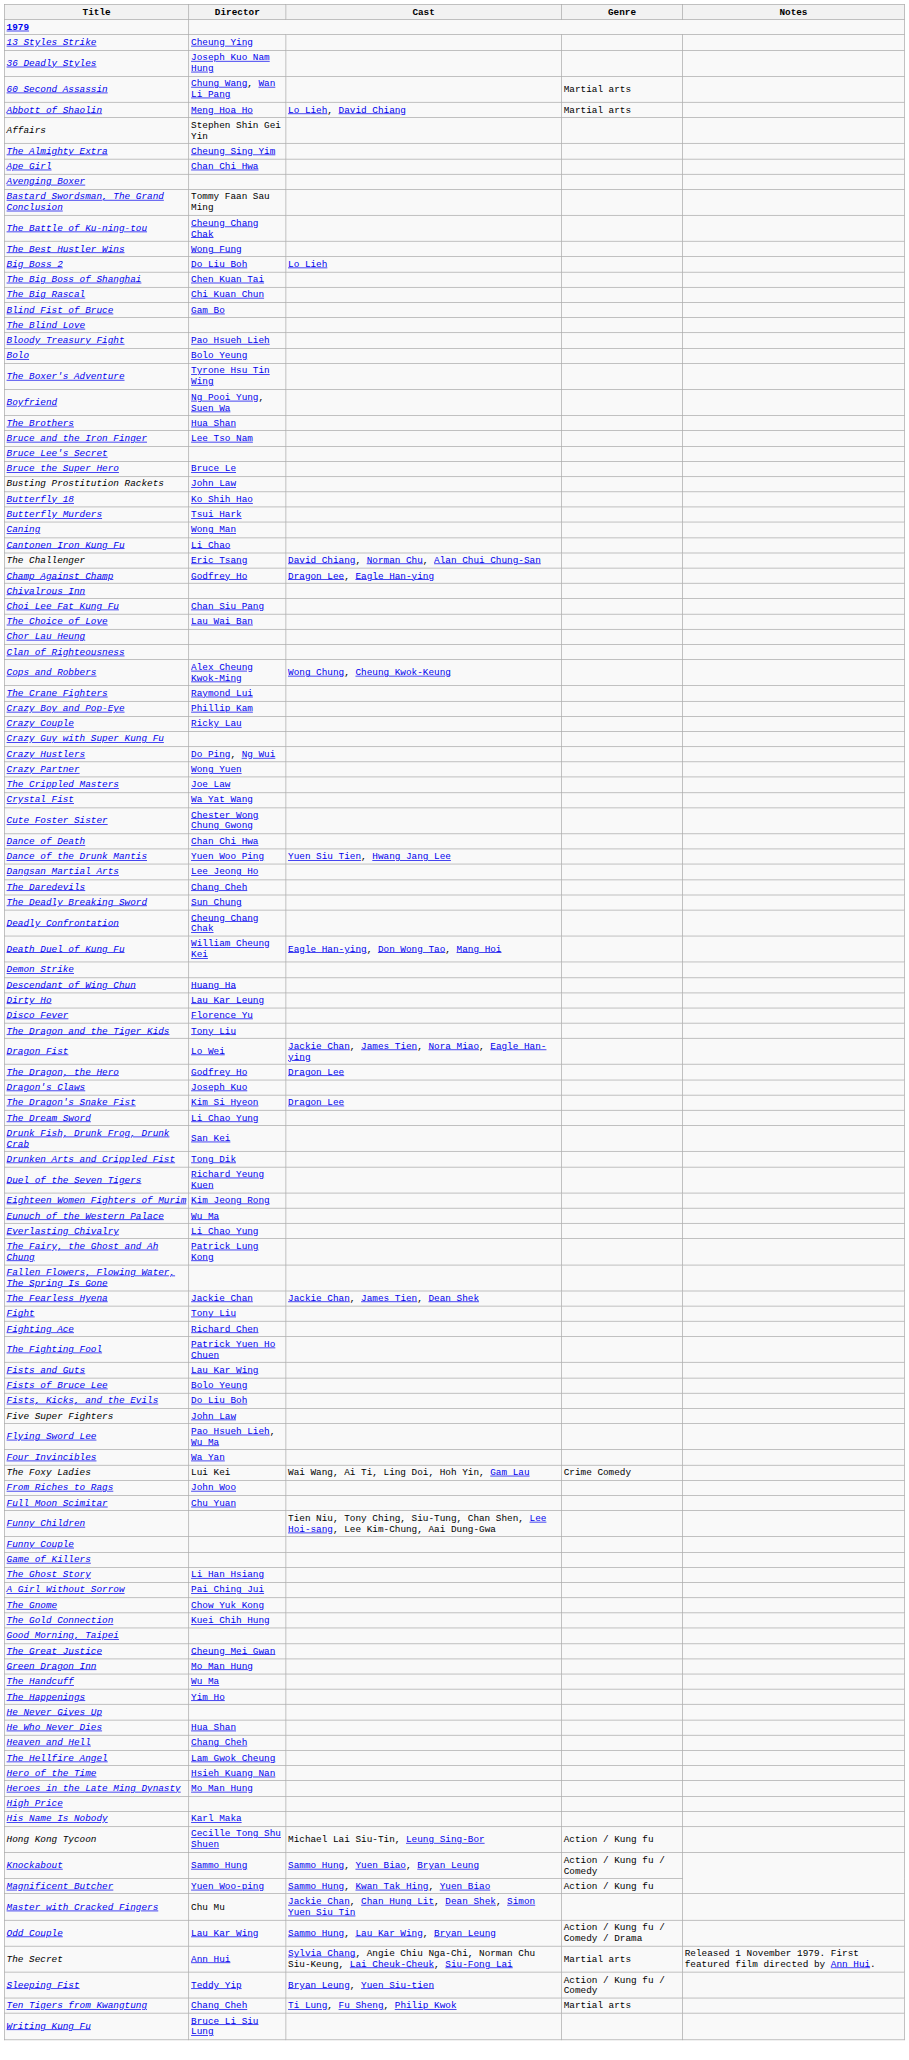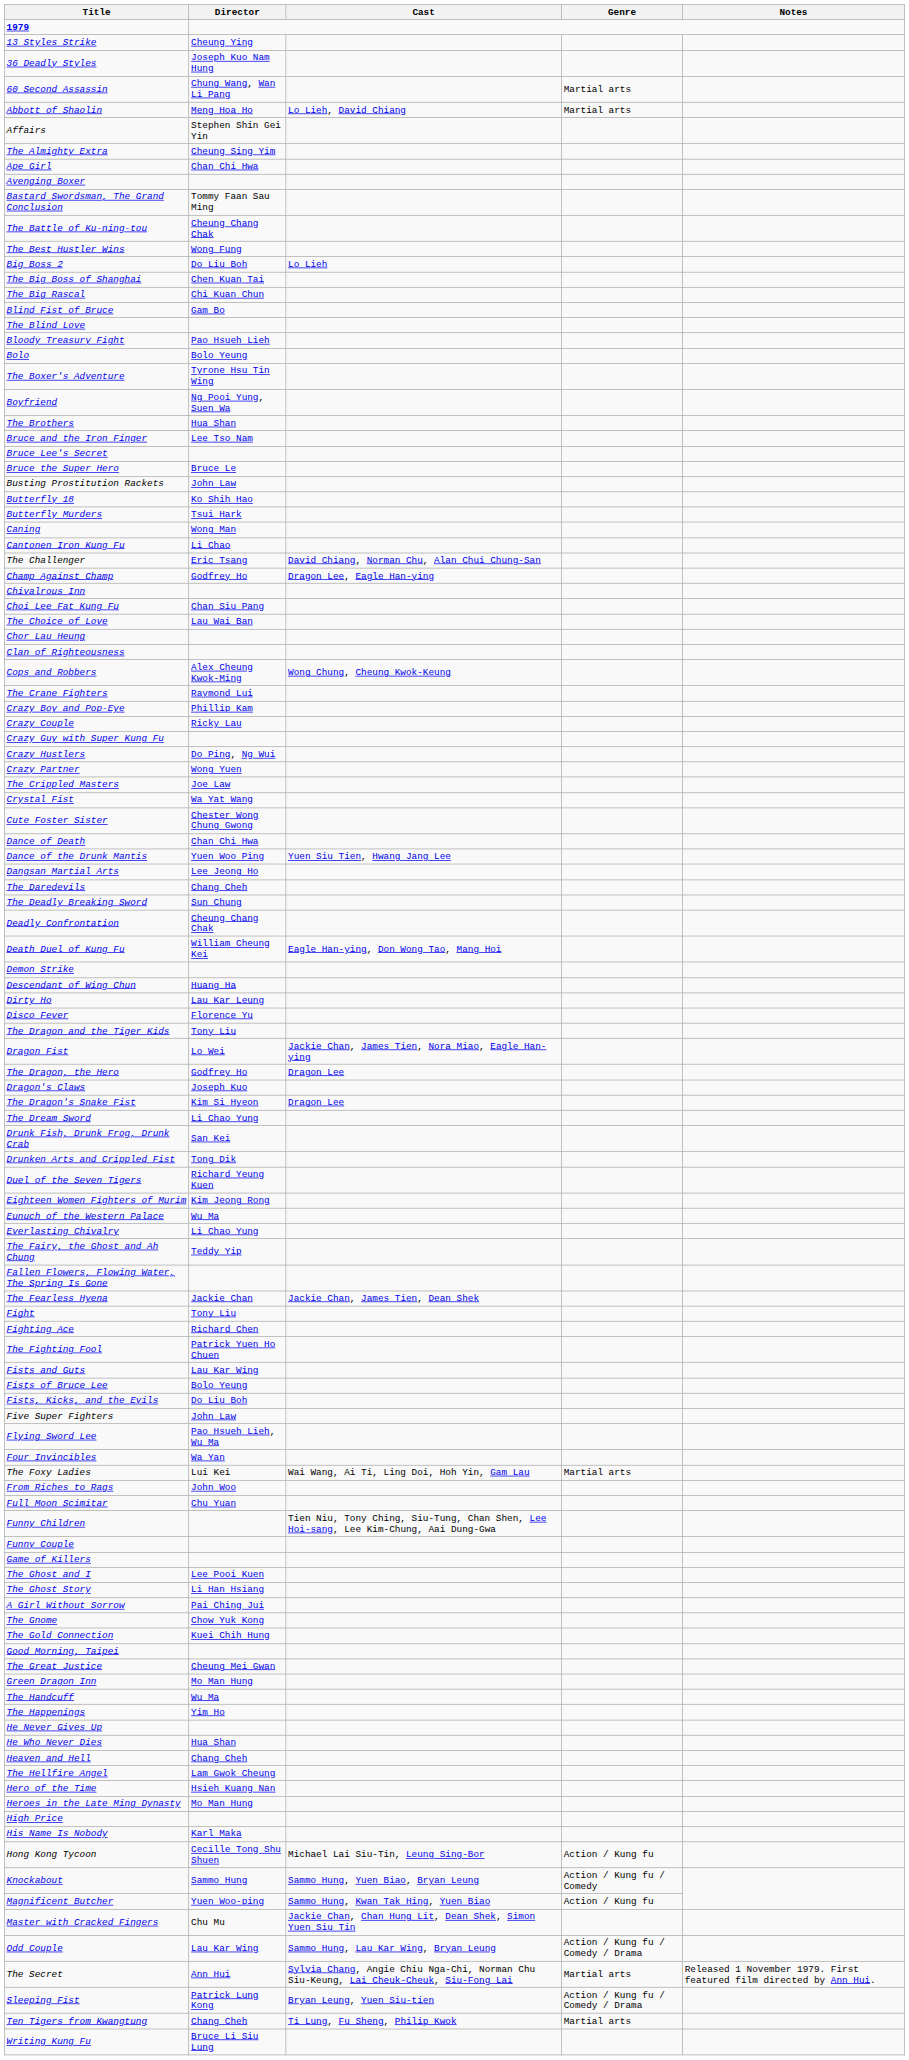(225, 1252) Patrick Lung Kong -> (216, 1252) Teddy Yip
(597, 1473) Crime Comedy -> (597, 1473) Martial arts
+ row: (49, 1575)
(216, 1985) Teddy Yip -> (225, 2000) Patrick Lung Kong
(614, 1985) Action / Kung fu / Comedy -> (614, 2000) Action / Kung fu / Comedy / Drama
